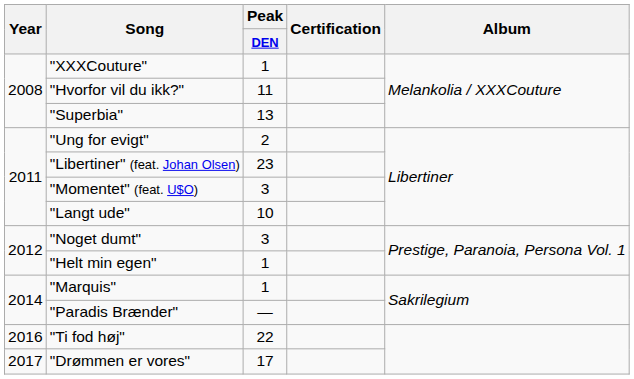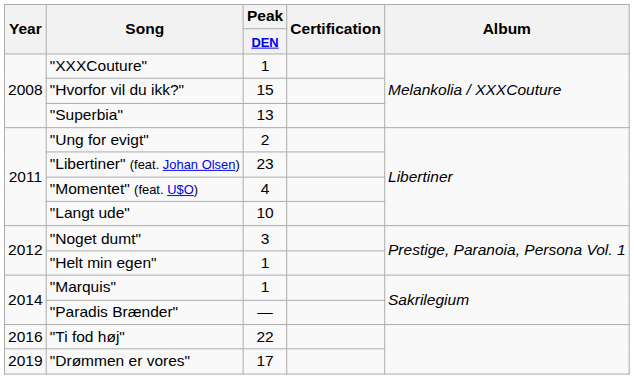(265, 90) 11 -> (265, 90) 15
(265, 189) 3 -> (265, 189) 4
(25, 361) 2017 -> (25, 361) 2019
